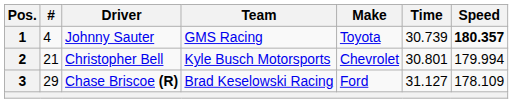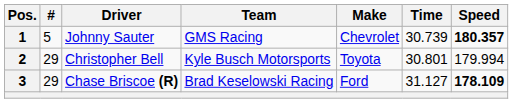(47, 37) 4 -> (47, 37) 5
(360, 37) Toyota -> (369, 37) Chevrolet
(51, 59) 21 -> (51, 59) 29
(369, 59) Chevrolet -> (360, 59) Toyota
(479, 81) normal -> (479, 81) bold
